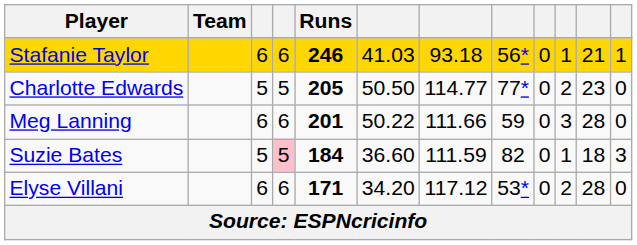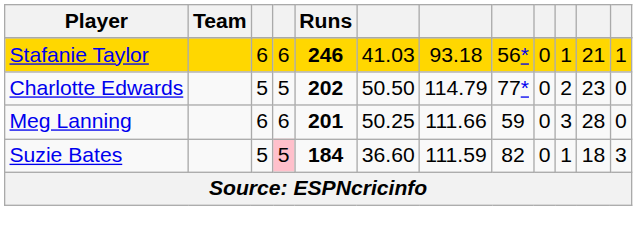(326, 88) 205 -> (326, 88) 202
(456, 88) 114.77 -> (456, 88) 114.79
(388, 121) 50.22 -> (388, 121) 50.25
- row: (66, 188)
